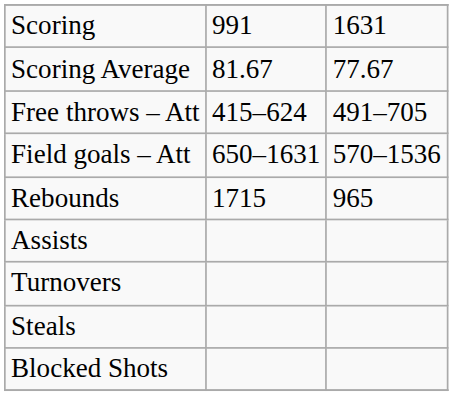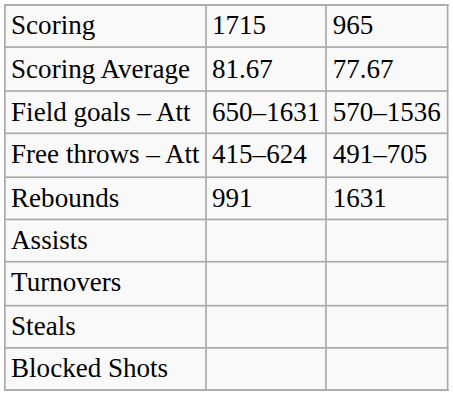(232, 25) 991 -> (239, 25) 1715
(360, 25) 1631 -> (353, 25) 965
rows swapped: (101, 154) <-> (105, 111)
(239, 197) 1715 -> (232, 197) 991
(353, 197) 965 -> (360, 197) 1631
